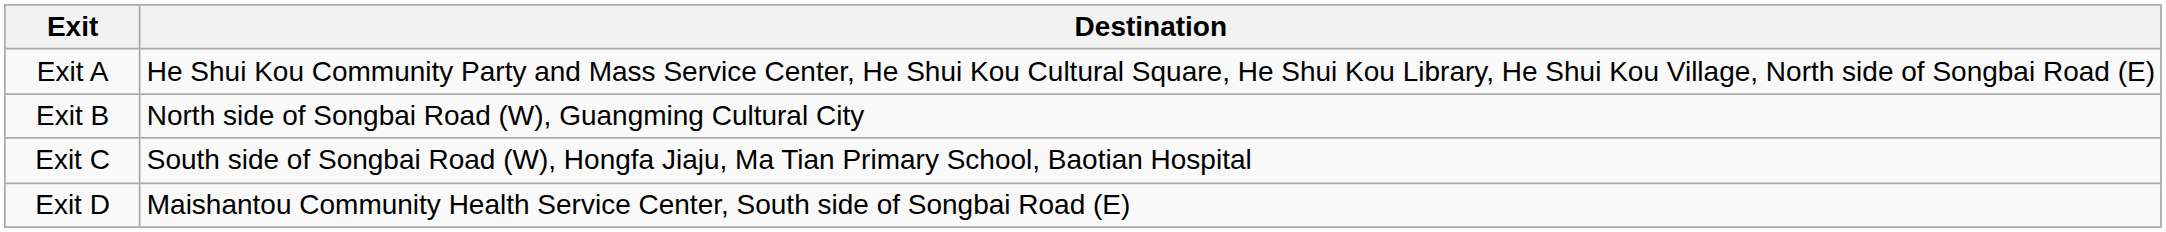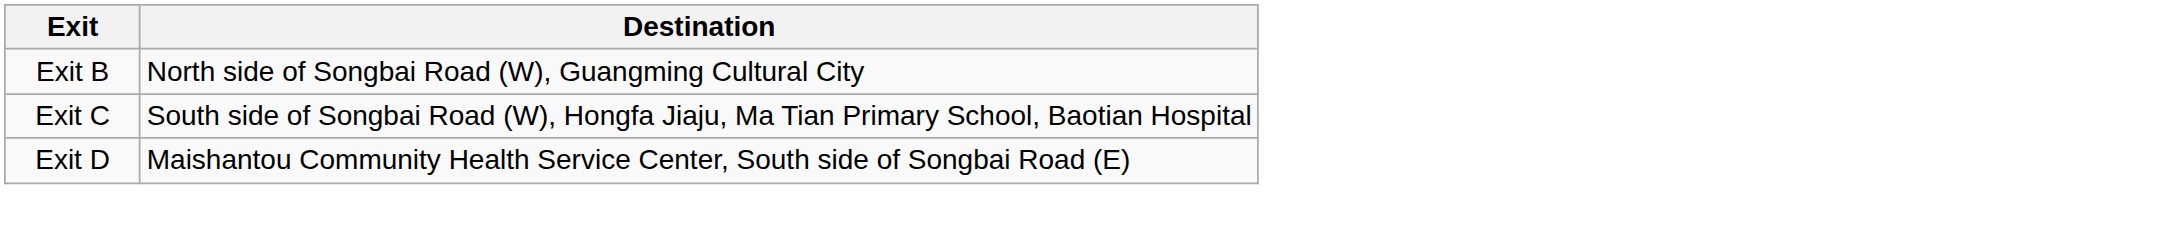- row: (73, 71)
